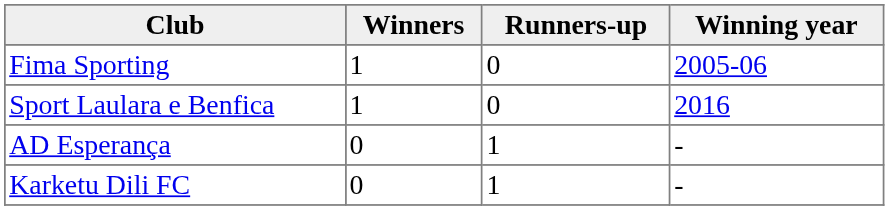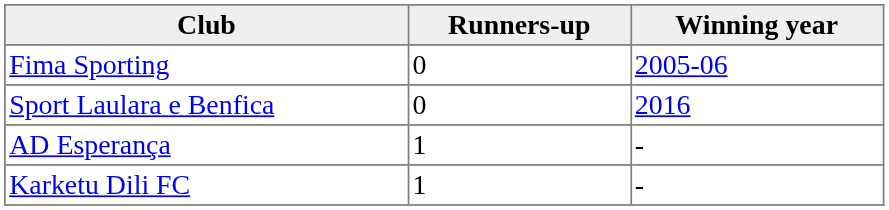- column: (414, 24)
